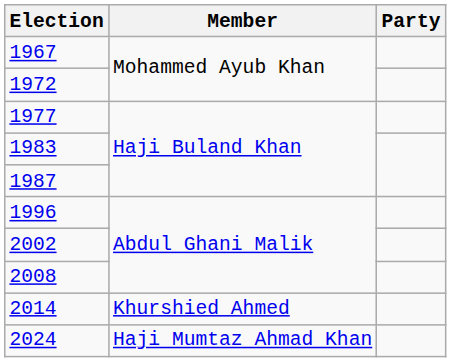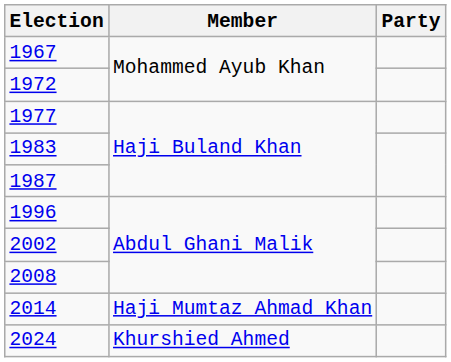(201, 309) Khurshied Ahmed -> (243, 309) Haji Mumtaz Ahmad Khan
(243, 341) Haji Mumtaz Ahmad Khan -> (201, 341) Khurshied Ahmed
